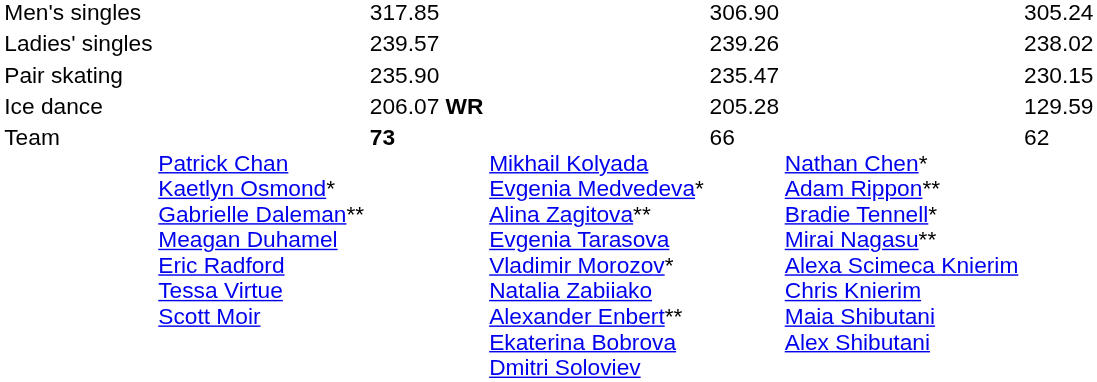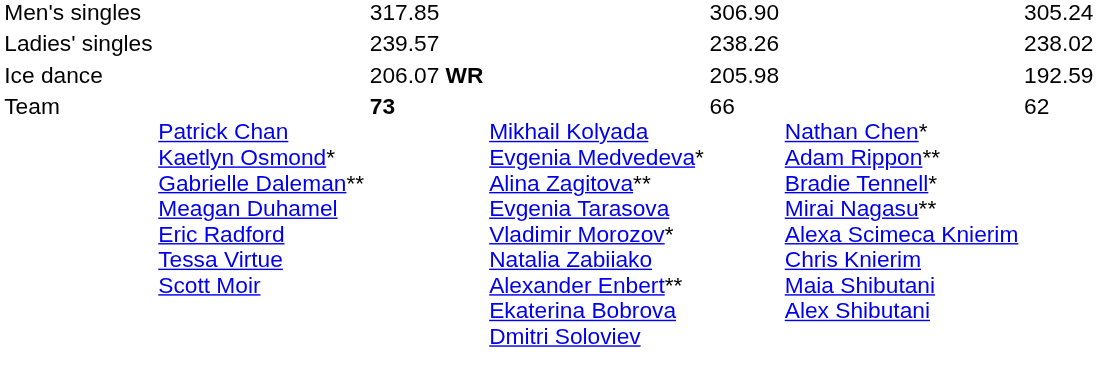(744, 44) 239.26 -> (744, 44) 238.26
- row: (64, 75)
(744, 106) 205.28 -> (744, 75) 205.98
(1059, 106) 129.59 -> (1059, 75) 192.59
